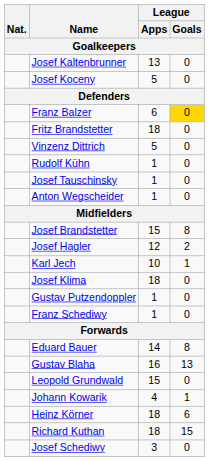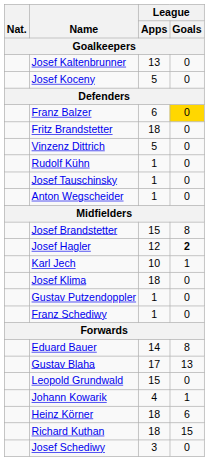(187, 247) normal -> (187, 247) bold
(154, 364) 16 -> (154, 364) 17
